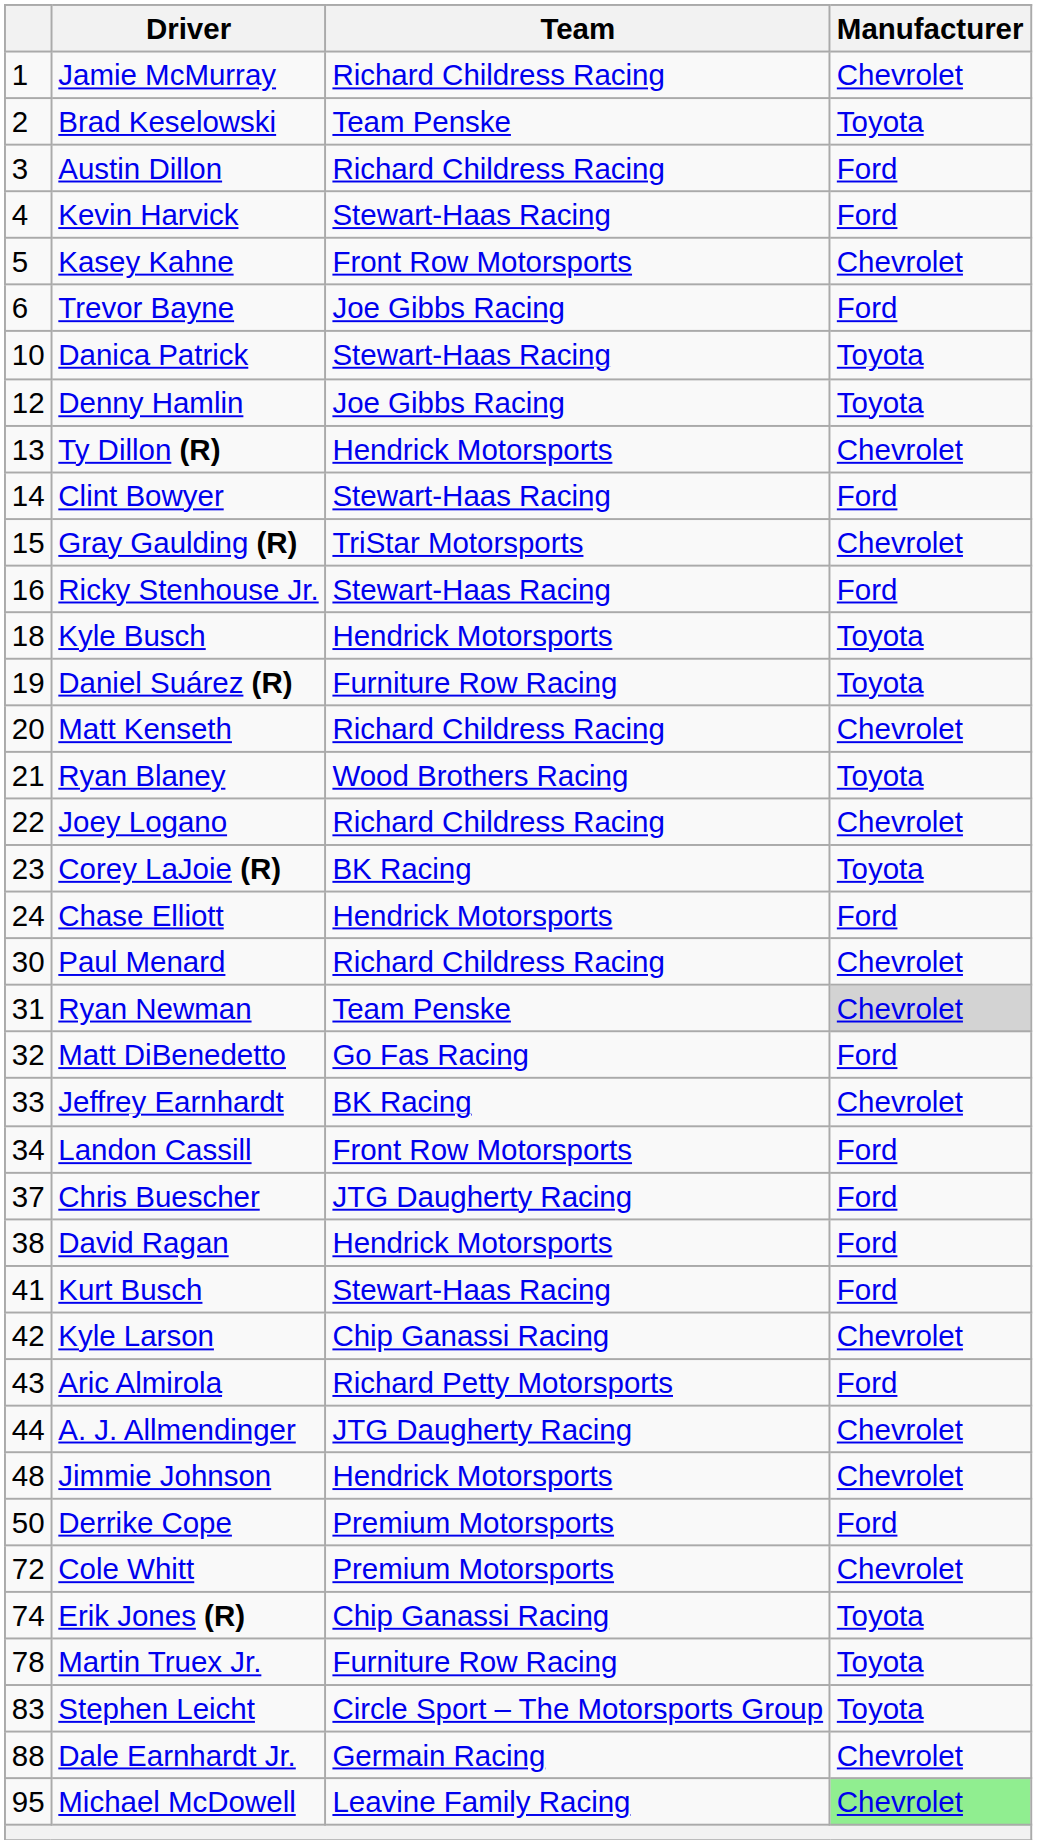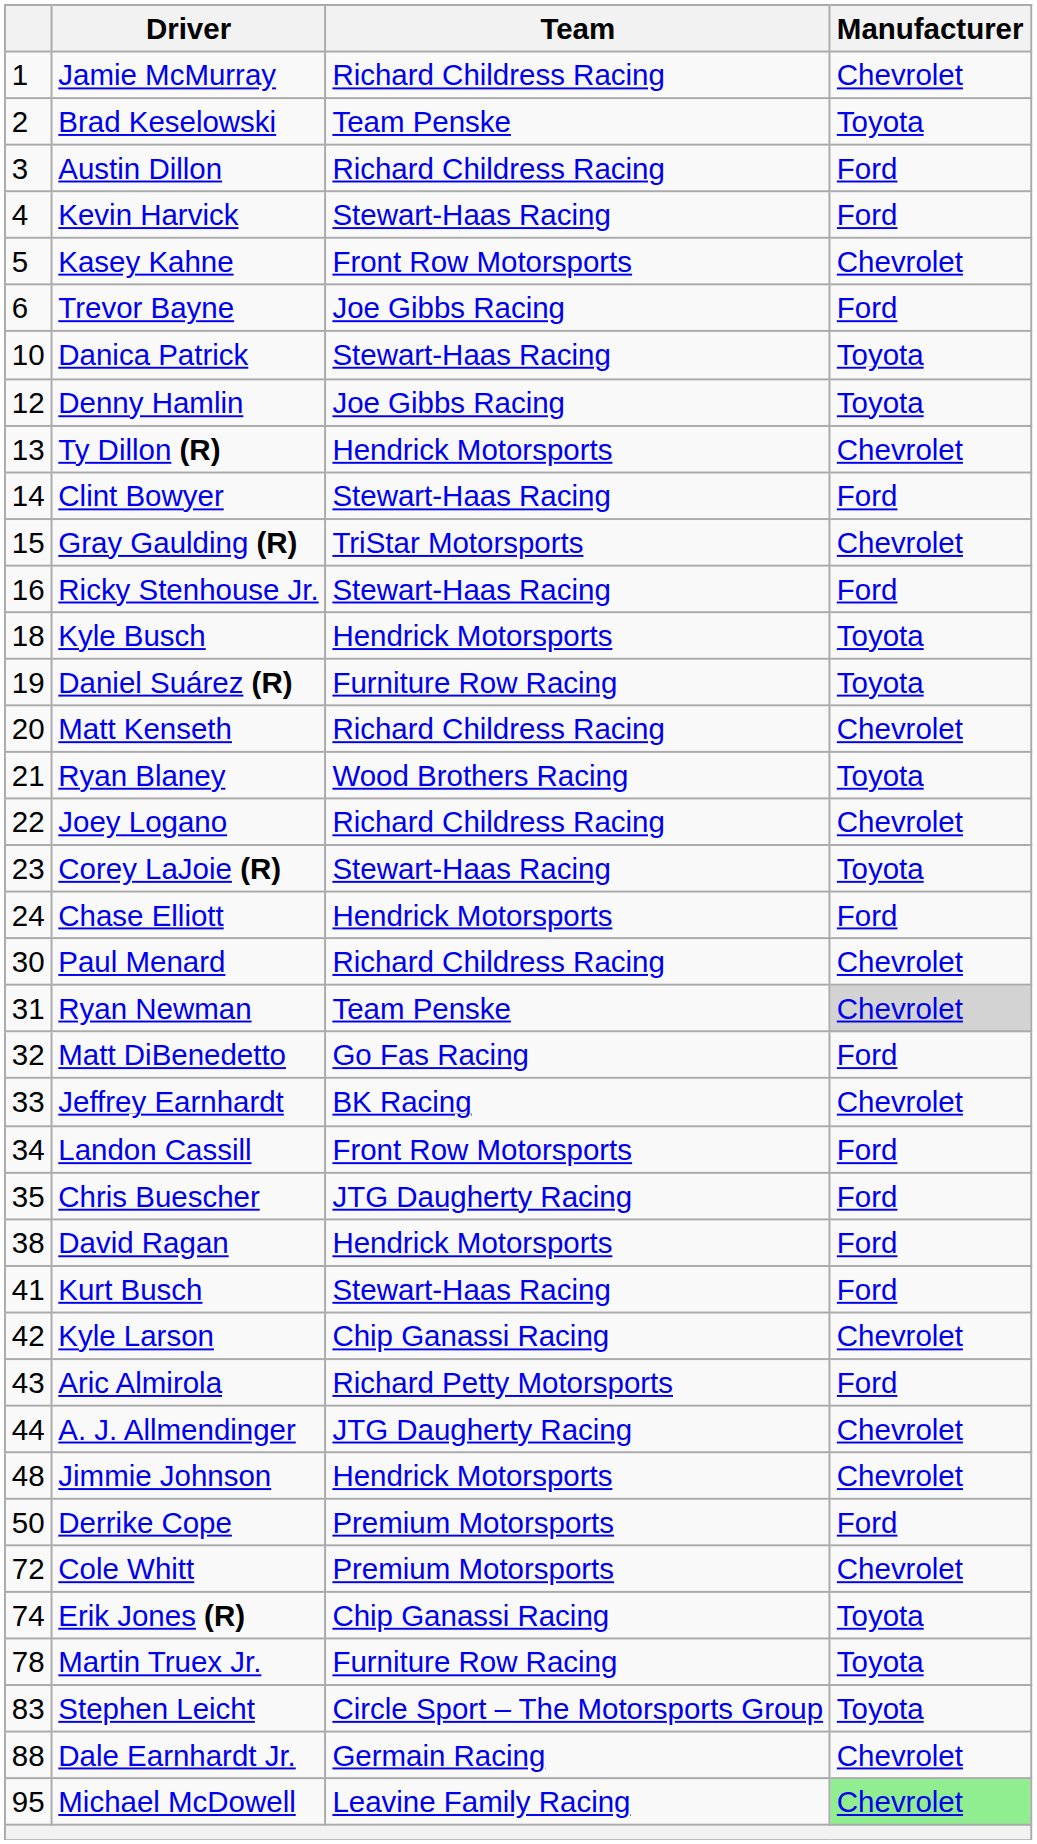(402, 869) BK Racing -> (472, 869) Stewart-Haas Racing
(28, 1196) 37 -> (28, 1196) 35
